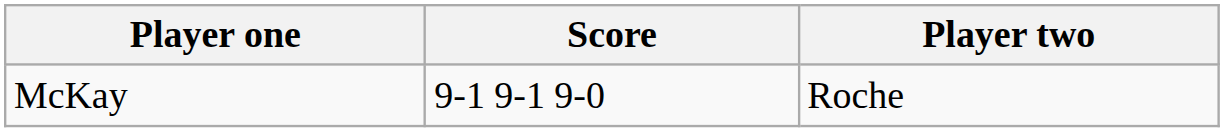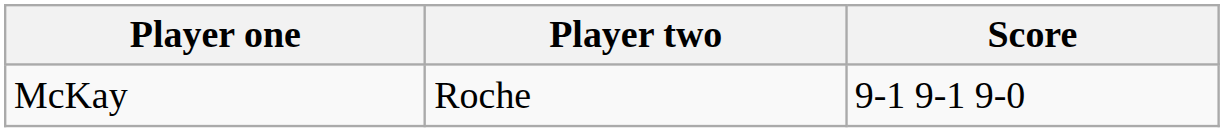columns swapped: (1009, 34) <-> (612, 34)
